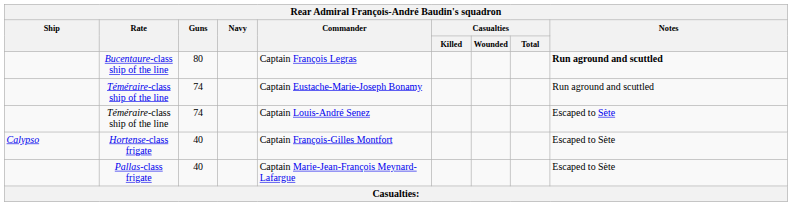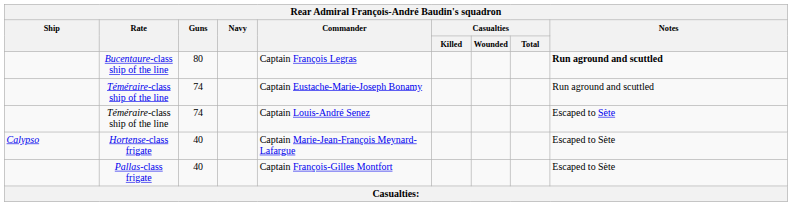(326, 140) Captain François-Gilles Montfort -> (338, 145) Captain Marie-Jean-François Meynard-Lafargue
(338, 172) Captain Marie-Jean-François Meynard-Lafargue -> (326, 167) Captain François-Gilles Montfort
